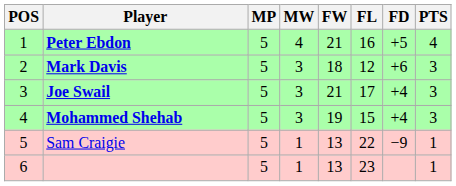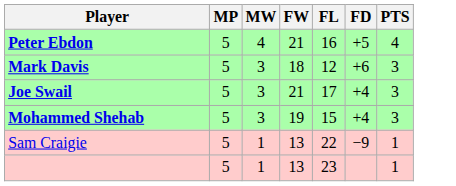- column: (24, 17)
